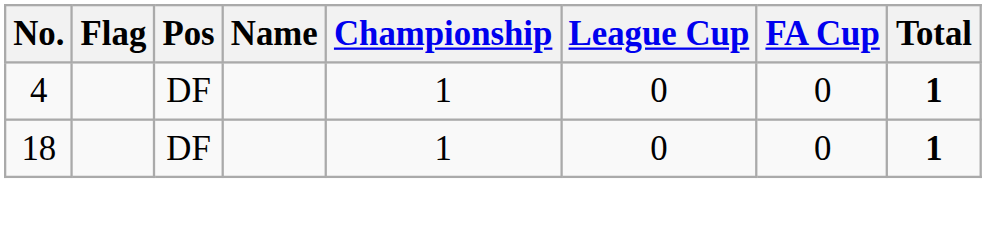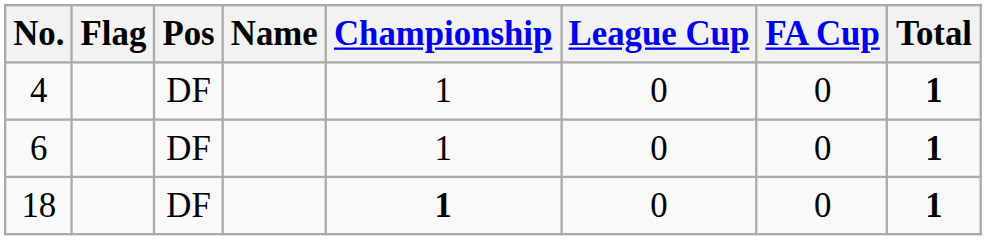+ row: (39, 148)
(443, 148) normal -> (443, 205) bold
